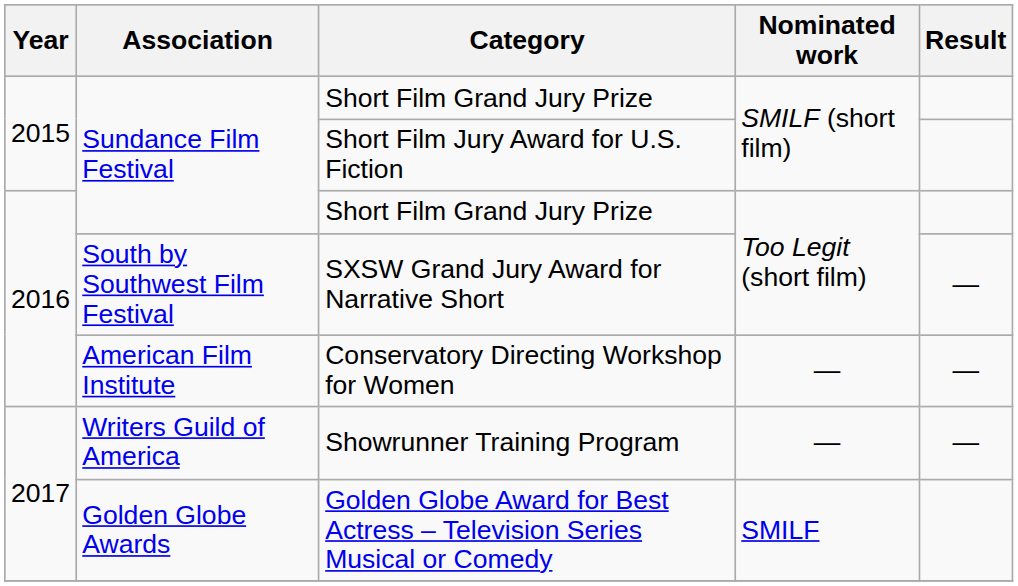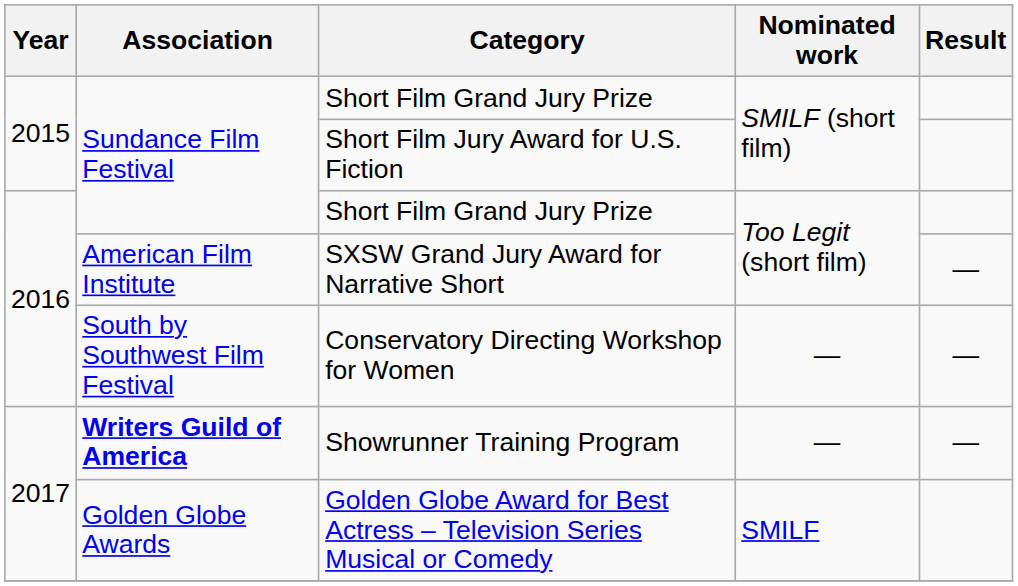(173, 283) South by Southwest Film Festival -> (167, 268) American Film Institute
(167, 370) American Film Institute -> (173, 355) South by Southwest Film Festival
(174, 442) normal -> (182, 442) bold
